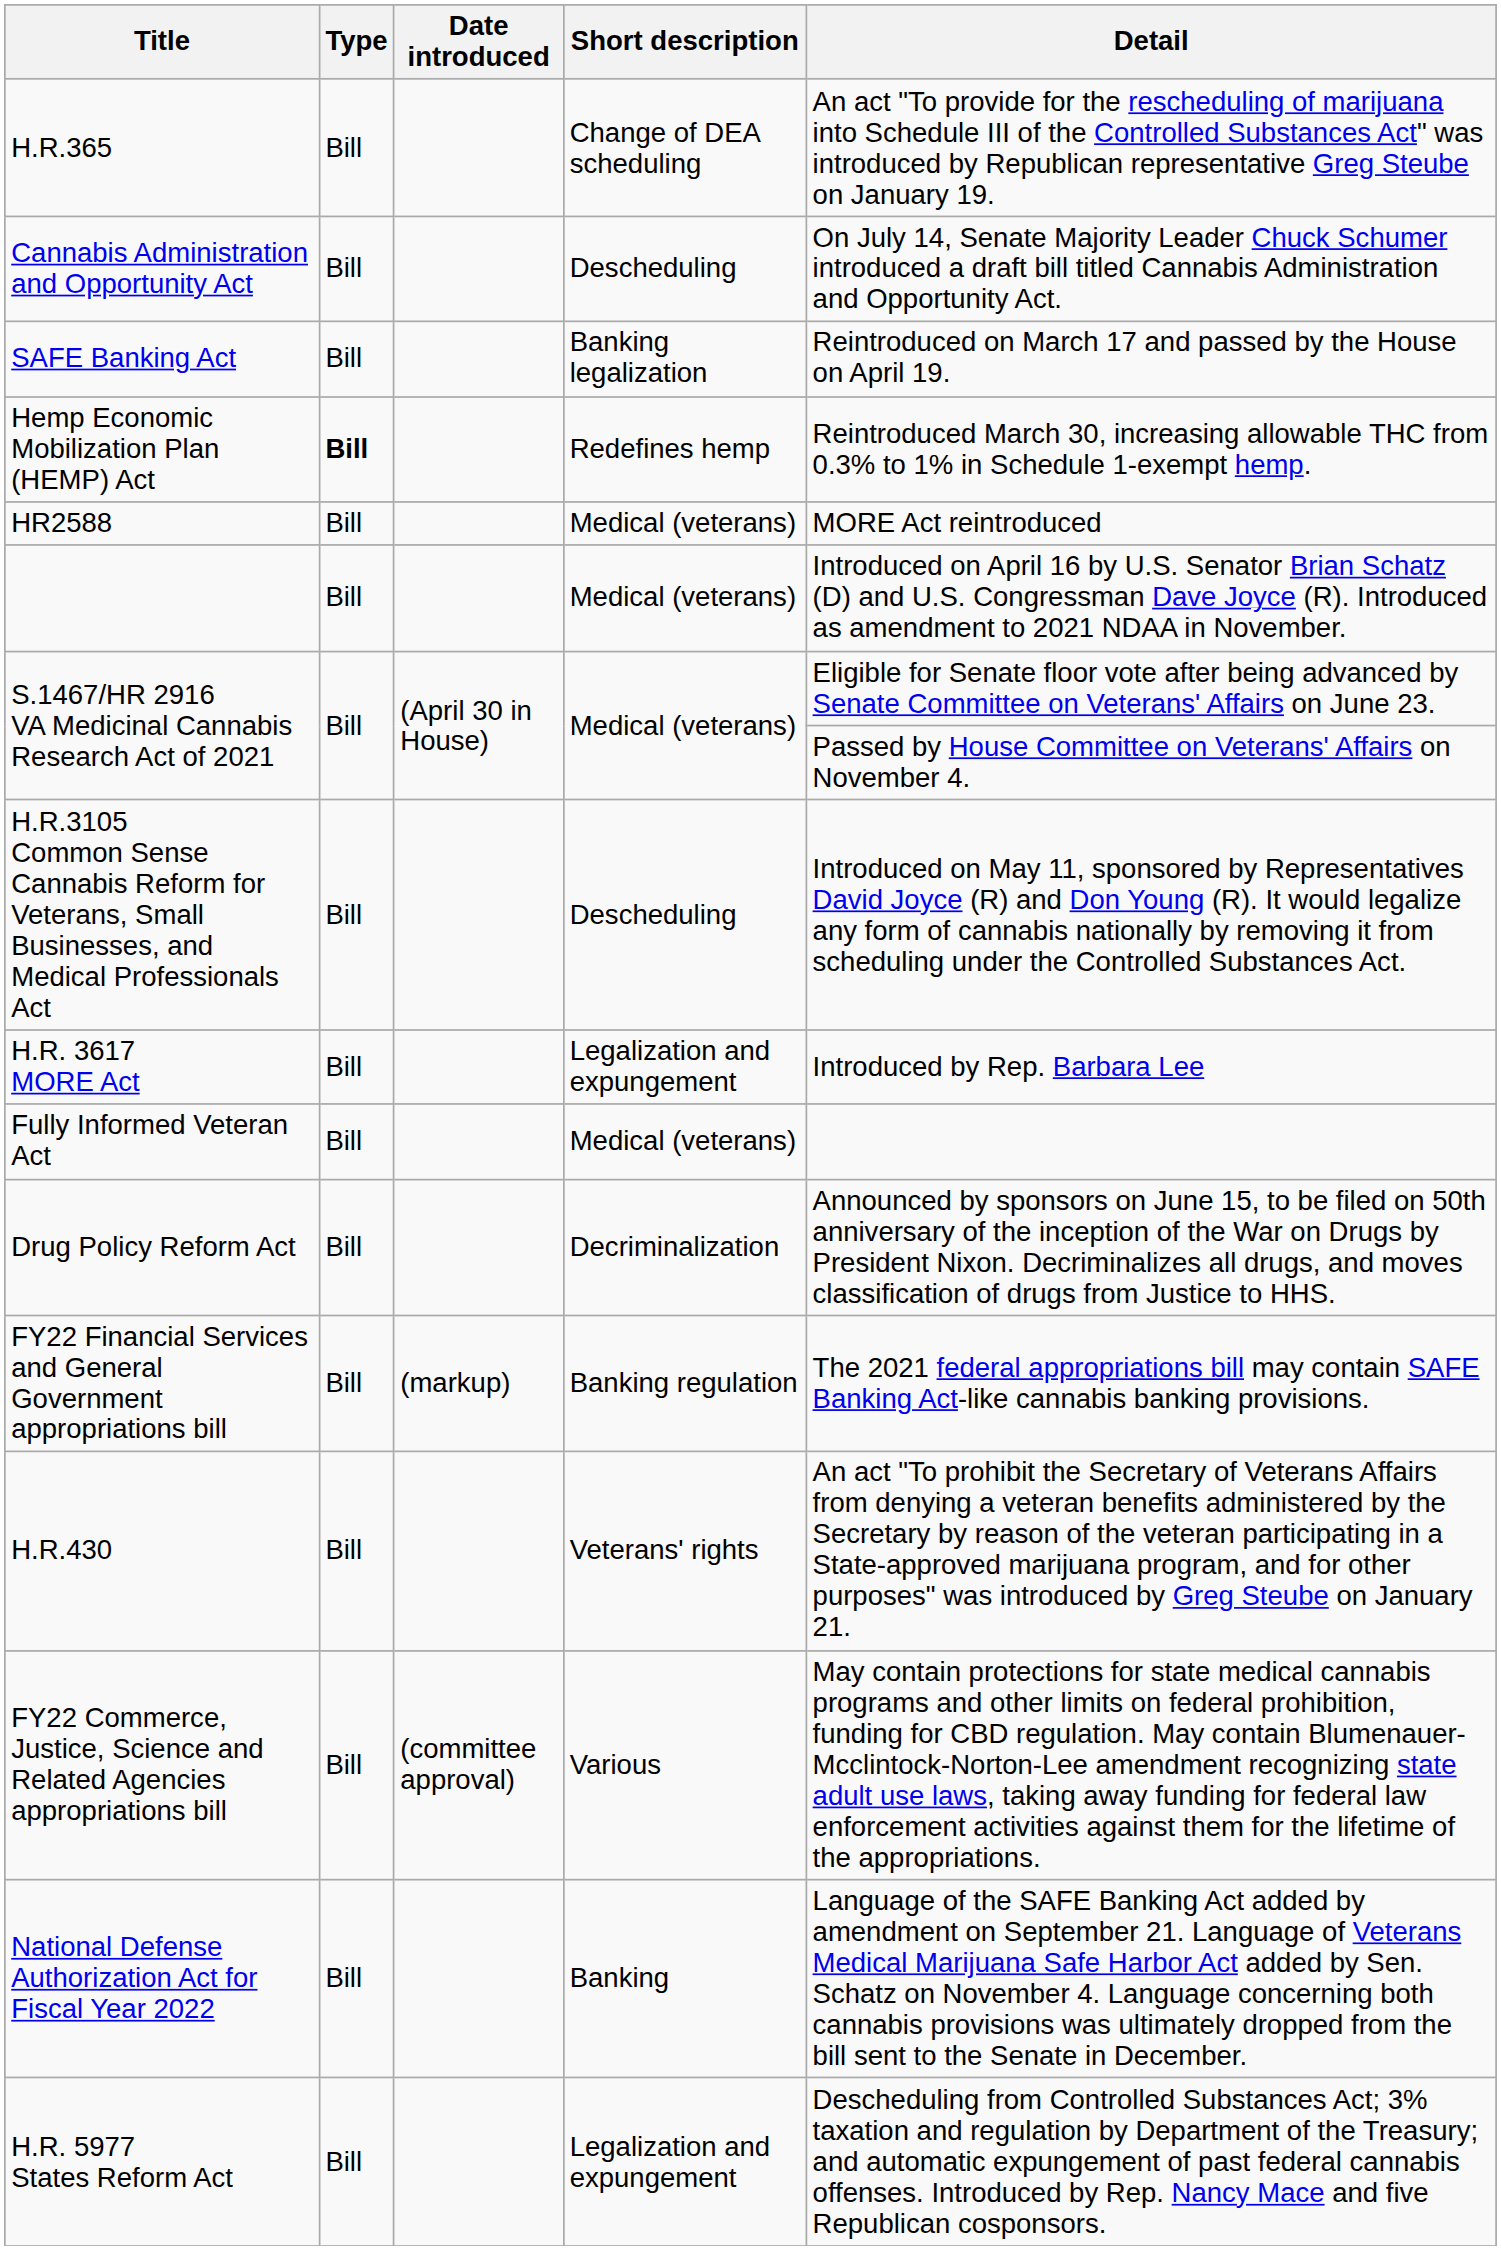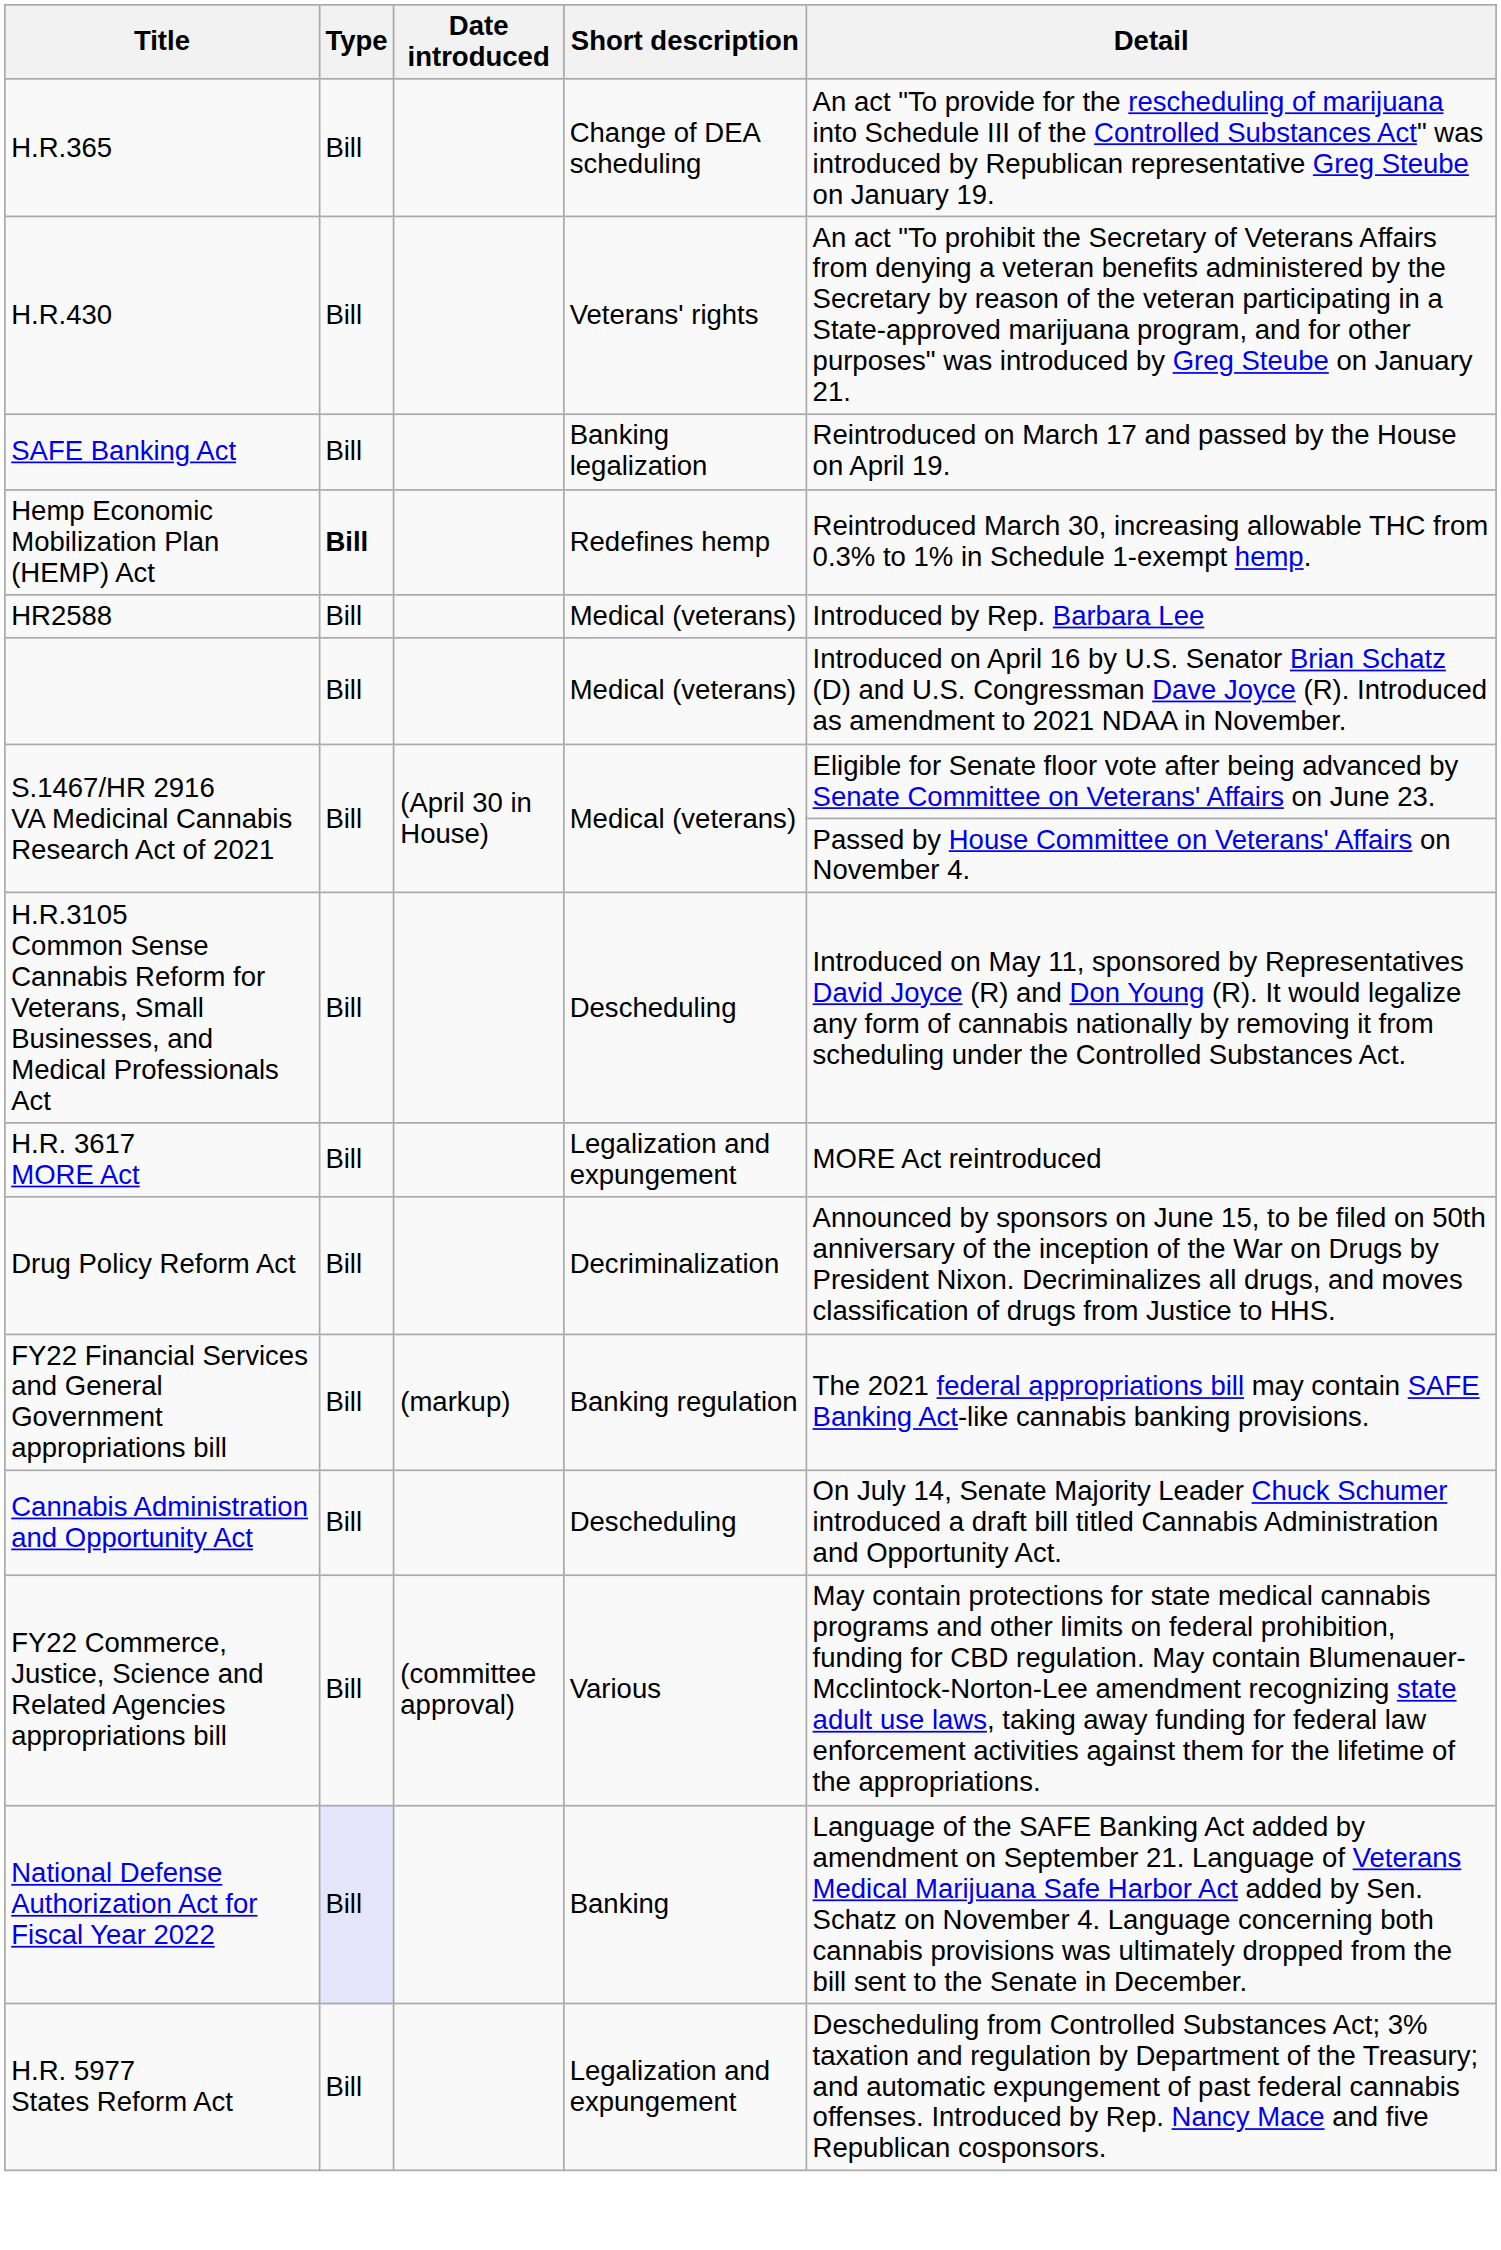rows swapped: (62, 1550) <-> (160, 268)
(957, 523) MORE Act reintroduced -> (1008, 616) Introduced by Rep. Barbara Lee
(1008, 1066) Introduced by Rep. Barbara Lee -> (957, 1159) MORE Act reintroduced
- row: (150, 1141)
(344, 1978) no background -> (344, 1903) lavender background
